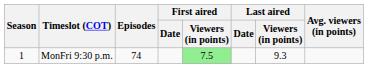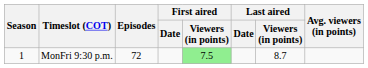(136, 55) 74 -> (136, 55) 72
(280, 55) 9.3 -> (280, 55) 8.7
